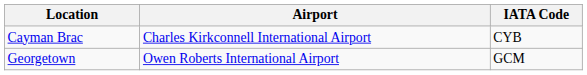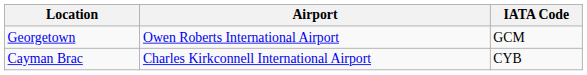rows swapped: (45, 37) <-> (41, 59)
